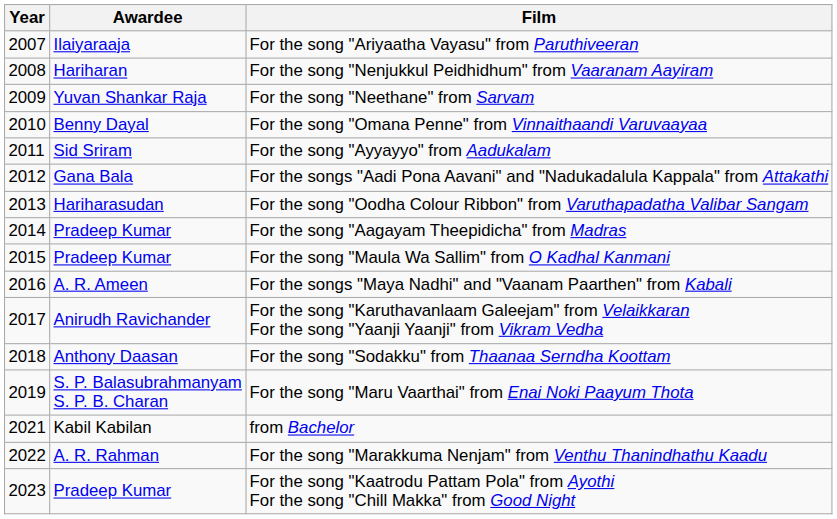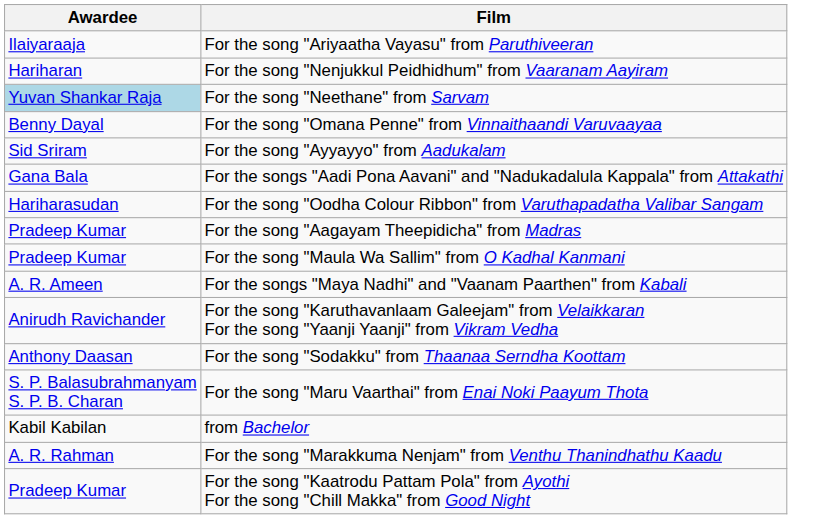- column: (27, 17)
(130, 97) no background -> (85, 97) lightblue background
